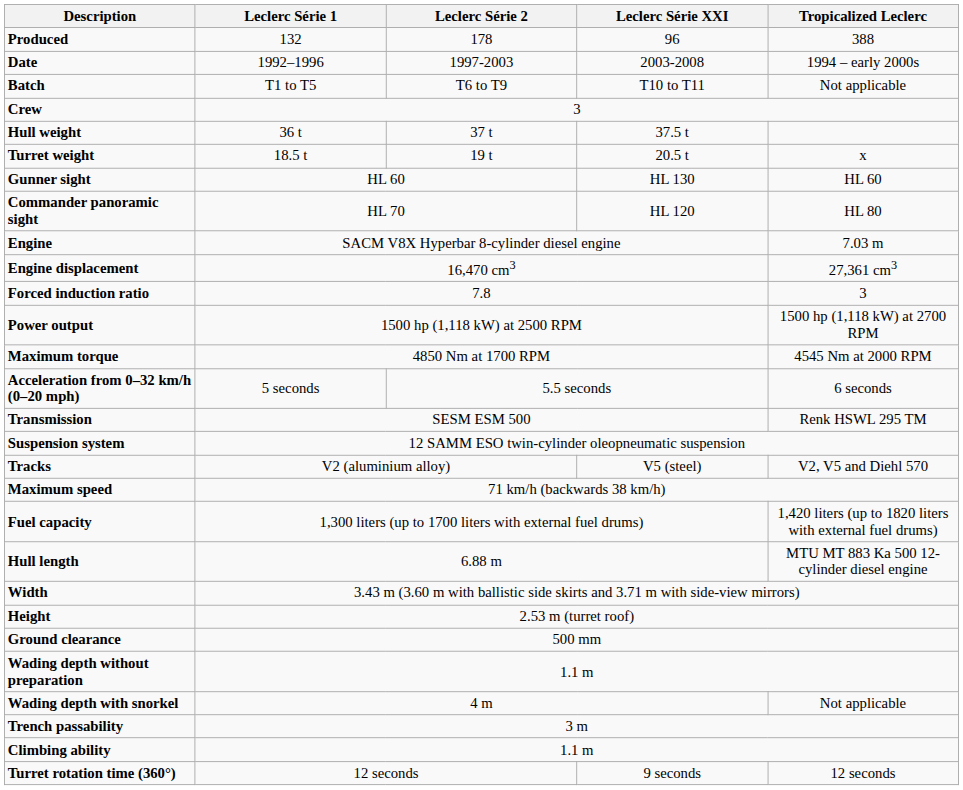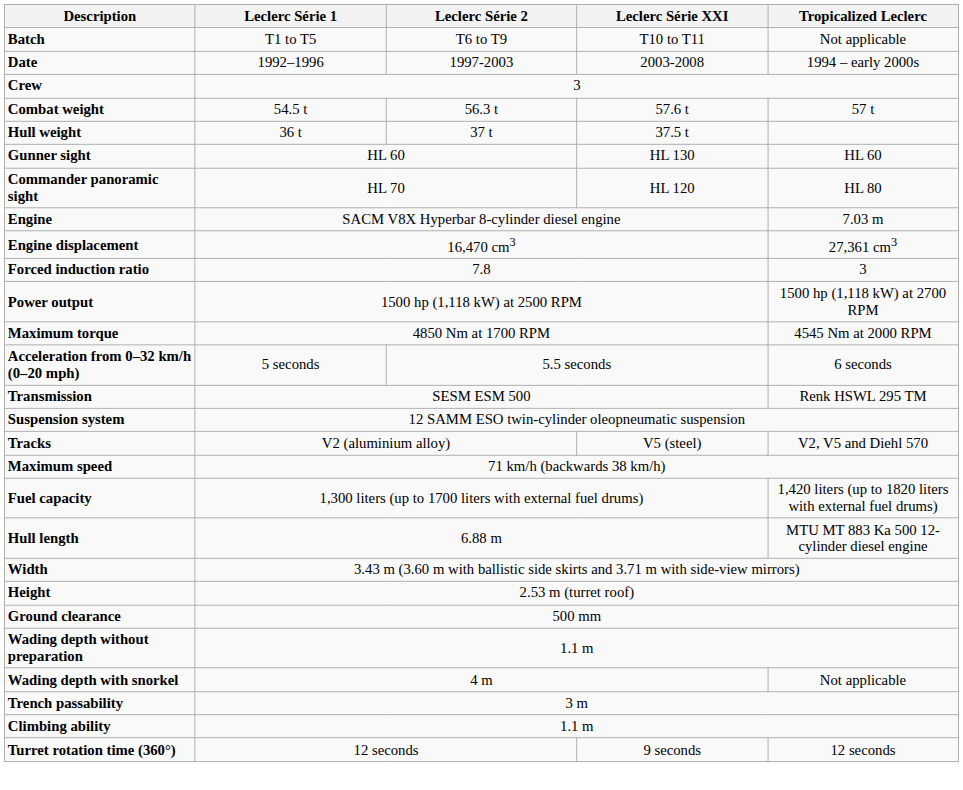- row: (38, 39)
rows swapped: (23, 62) <-> (26, 86)
+ row: (56, 109)
- row: (51, 156)
